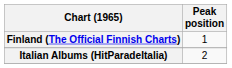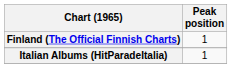(204, 55) 2 -> (204, 55) 1
